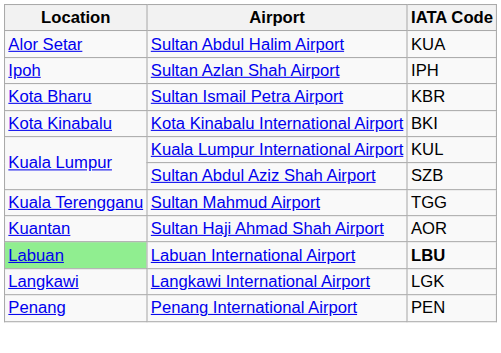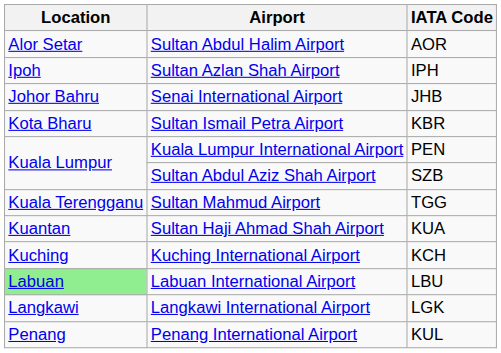(428, 44) KUA -> (429, 44) AOR
+ row: (247, 96)
- row: (277, 123)
(427, 149) KUL -> (428, 149) PEN
(429, 228) AOR -> (428, 228) KUA
+ row: (255, 255)
(428, 255) bold -> (427, 281) normal
(428, 307) PEN -> (427, 334) KUL
